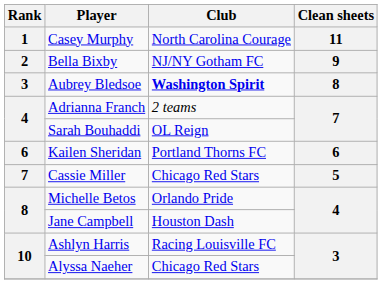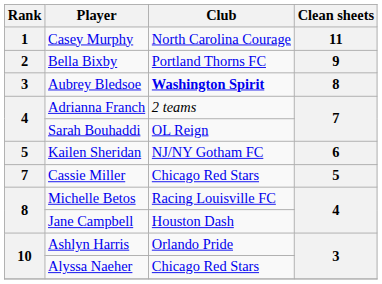(208, 61) NJ/NY Gotham FC -> (209, 61) Portland Thorns FC
(25, 152) 6 -> (25, 152) 5
(209, 152) Portland Thorns FC -> (208, 152) NJ/NY Gotham FC
(192, 198) Orlando Pride -> (214, 198) Racing Louisville FC
(214, 244) Racing Louisville FC -> (192, 244) Orlando Pride
